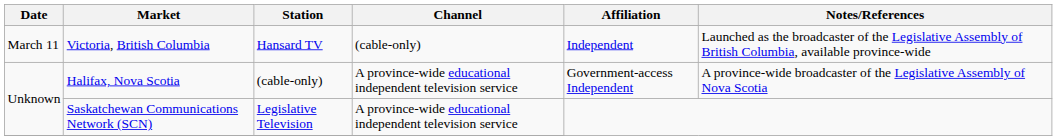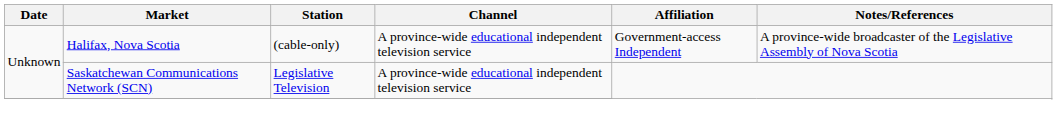- row: (138, 44)
